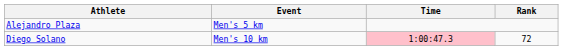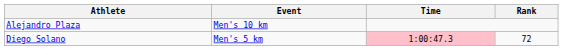(238, 25) Men's 5 km -> (241, 25) Men's 10 km
(241, 38) Men's 10 km -> (238, 38) Men's 5 km
